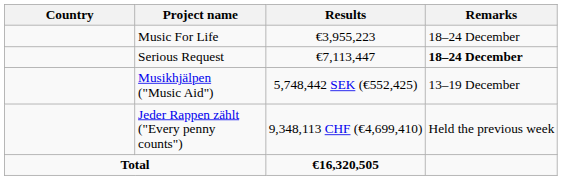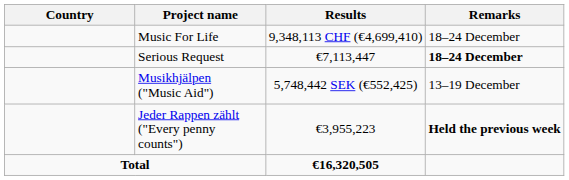(346, 36) €3,955,223 -> (346, 36) 9,348,113 CHF (€4,699,410)
(346, 129) 9,348,113 CHF (€4,699,410) -> (346, 129) €3,955,223
(491, 129) normal -> (495, 129) bold
